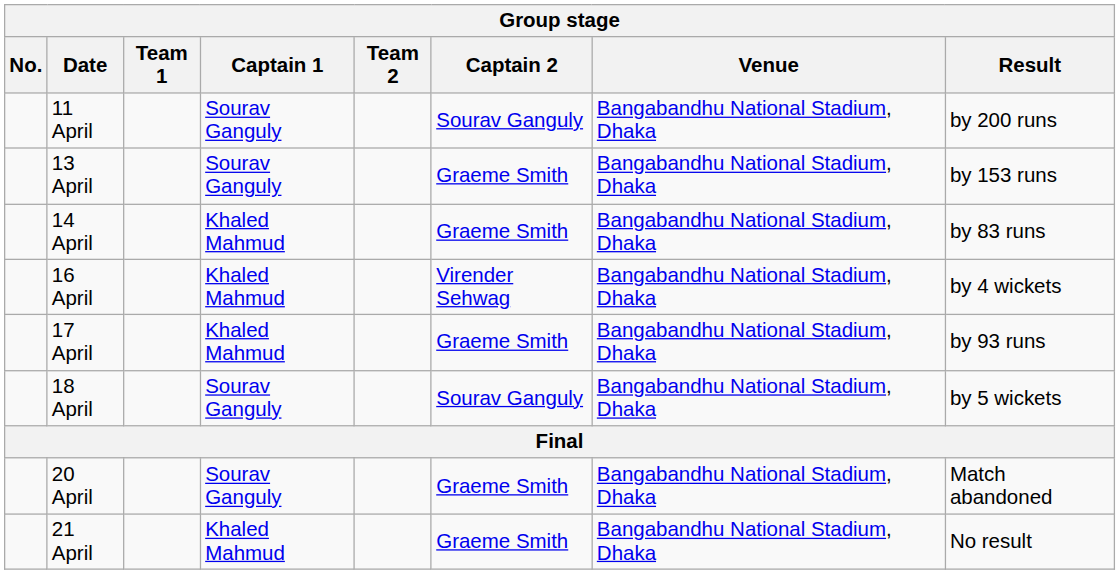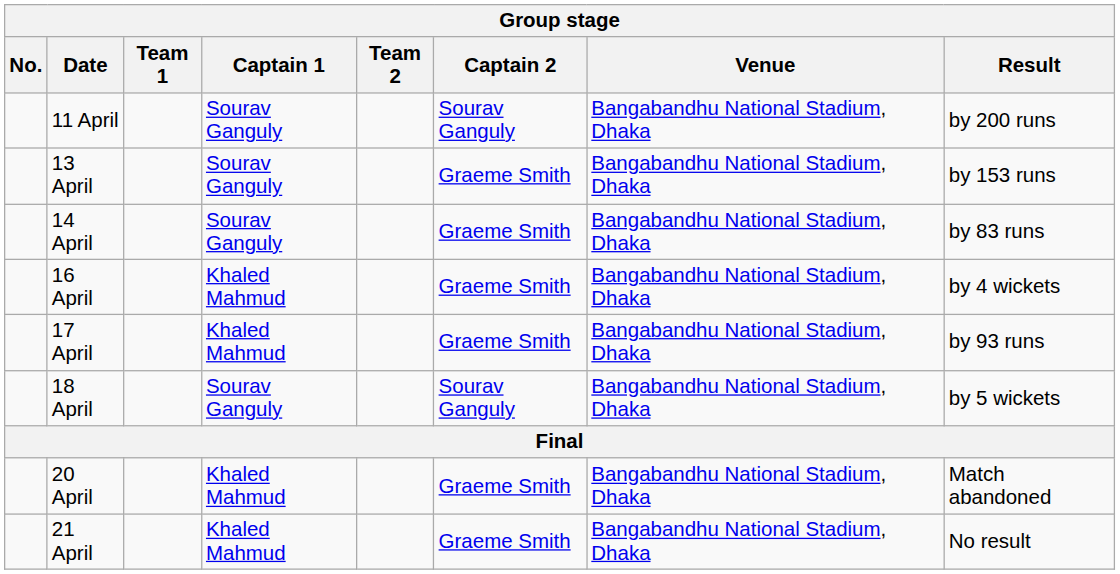(245, 231) Khaled Mahmud -> (244, 231) Sourav Ganguly
(475, 286) Virender Sehwag -> (505, 286) Graeme Smith
(243, 485) Sourav Ganguly -> (246, 485) Khaled Mahmud
